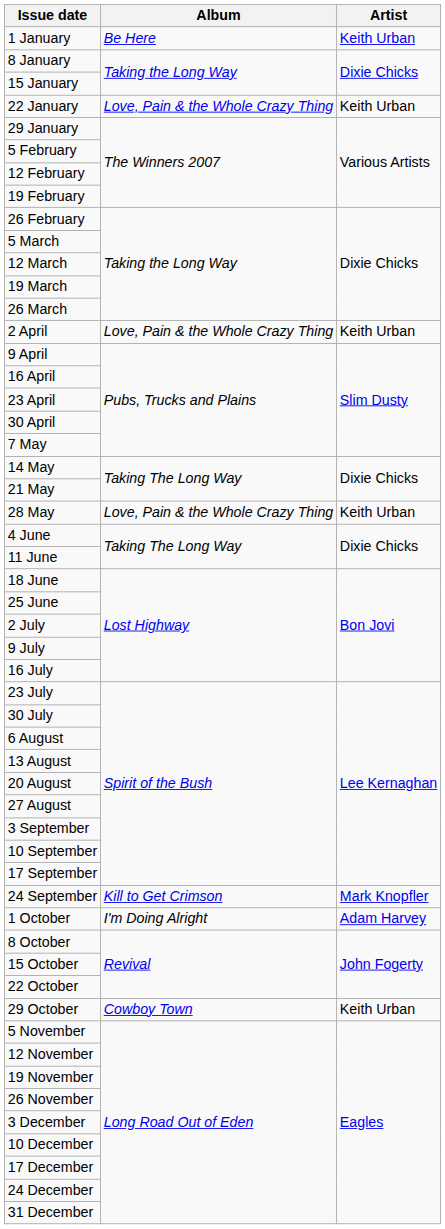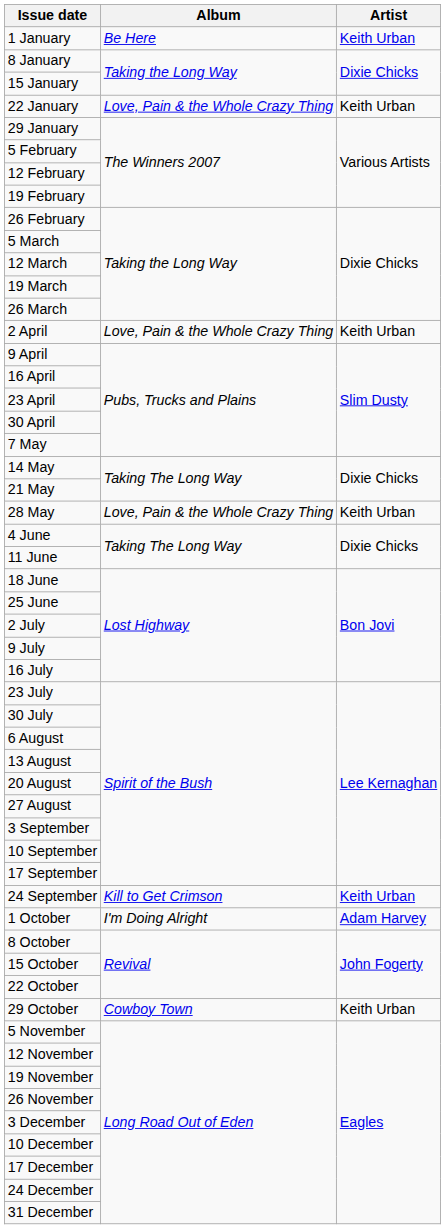(384, 896) Mark Knopfler -> (377, 896) Keith Urban
